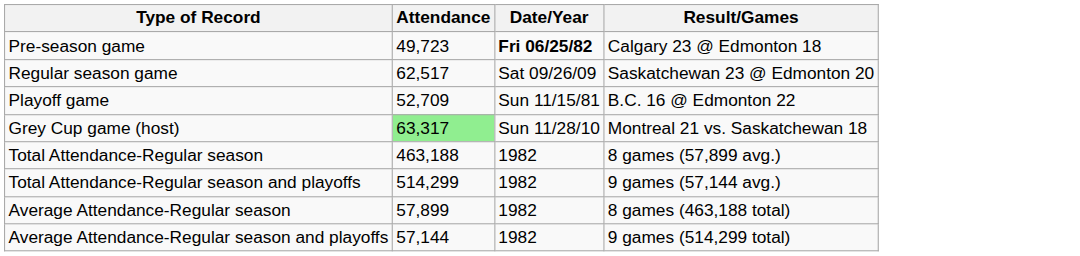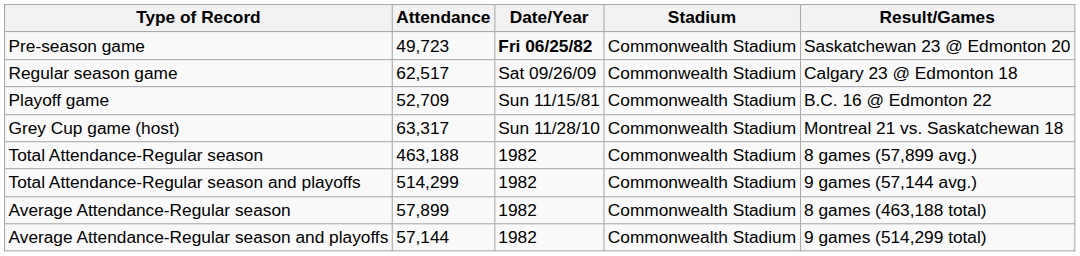+ column: (702, 18)
(715, 45) Calgary 23 @ Edmonton 18 -> (937, 45) Saskatchewan 23 @ Edmonton 20
(741, 73) Saskatchewan 23 @ Edmonton 20 -> (911, 73) Calgary 23 @ Edmonton 18
(423, 127) lightgreen background -> (423, 127) no background
